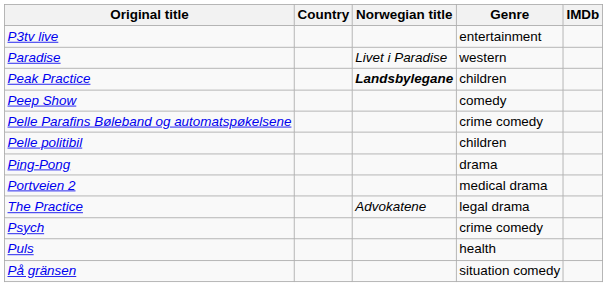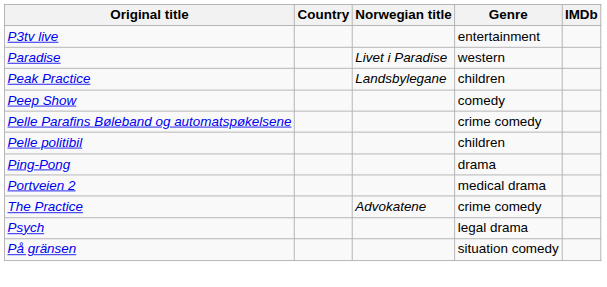(404, 79) bold -> (401, 79) normal
(494, 206) legal drama -> (500, 206) crime comedy
(501, 228) crime comedy -> (493, 228) legal drama
- row: (21, 249)
